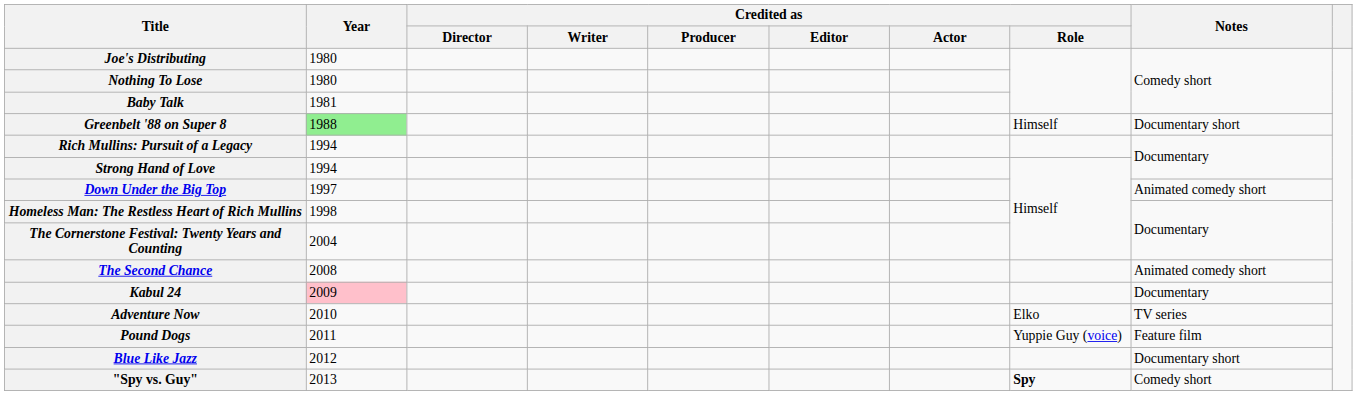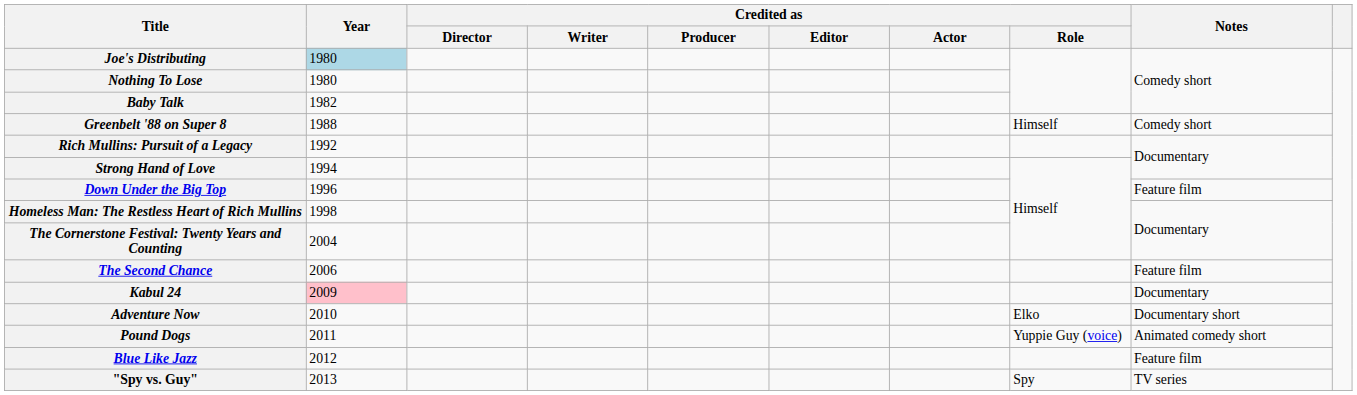(323, 59) no background -> (323, 59) lightblue background
(323, 102) 1981 -> (323, 102) 1982
(323, 124) lightgreen background -> (323, 124) no background
(1187, 124) Documentary short -> (1173, 124) Comedy short
(323, 146) 1994 -> (323, 146) 1992
(323, 189) 1997 -> (323, 189) 1996
(1200, 189) Animated comedy short -> (1168, 189) Feature film
(323, 270) 2008 -> (323, 270) 2006
(1200, 270) Animated comedy short -> (1168, 270) Feature film
(1160, 314) TV series -> (1187, 314) Documentary short
(1168, 336) Feature film -> (1200, 336) Animated comedy short
(1187, 358) Documentary short -> (1168, 358) Feature film
(1024, 380) bold -> (1024, 380) normal
(1173, 380) Comedy short -> (1160, 380) TV series
